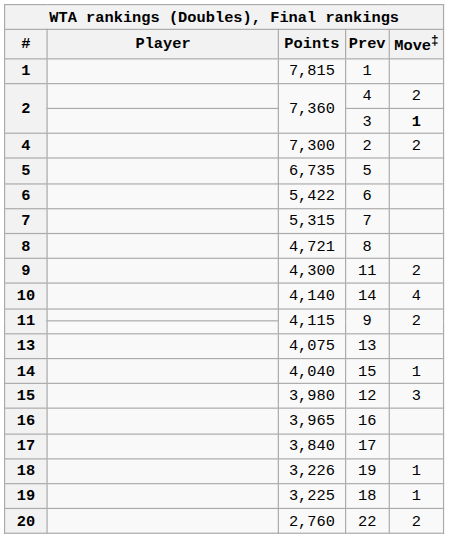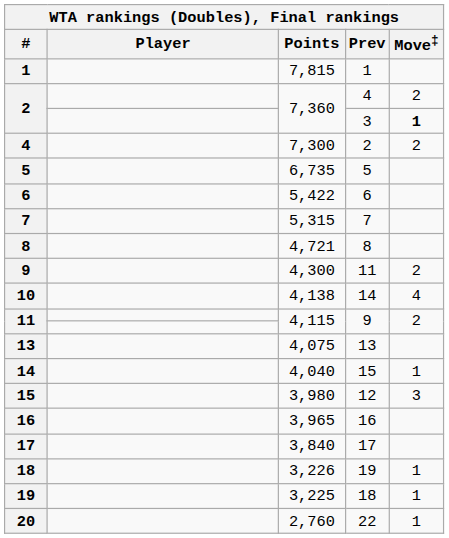(312, 296) 4,140 -> (312, 296) 4,138
(416, 521) 2 -> (416, 521) 1
